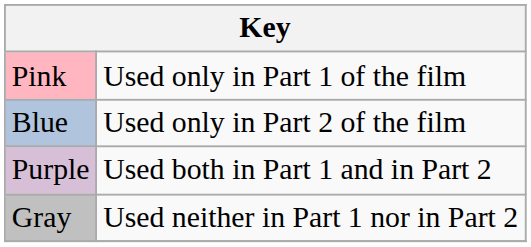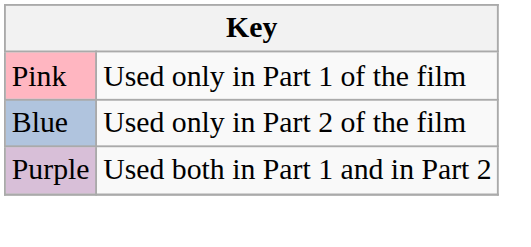- row: (42, 216)
